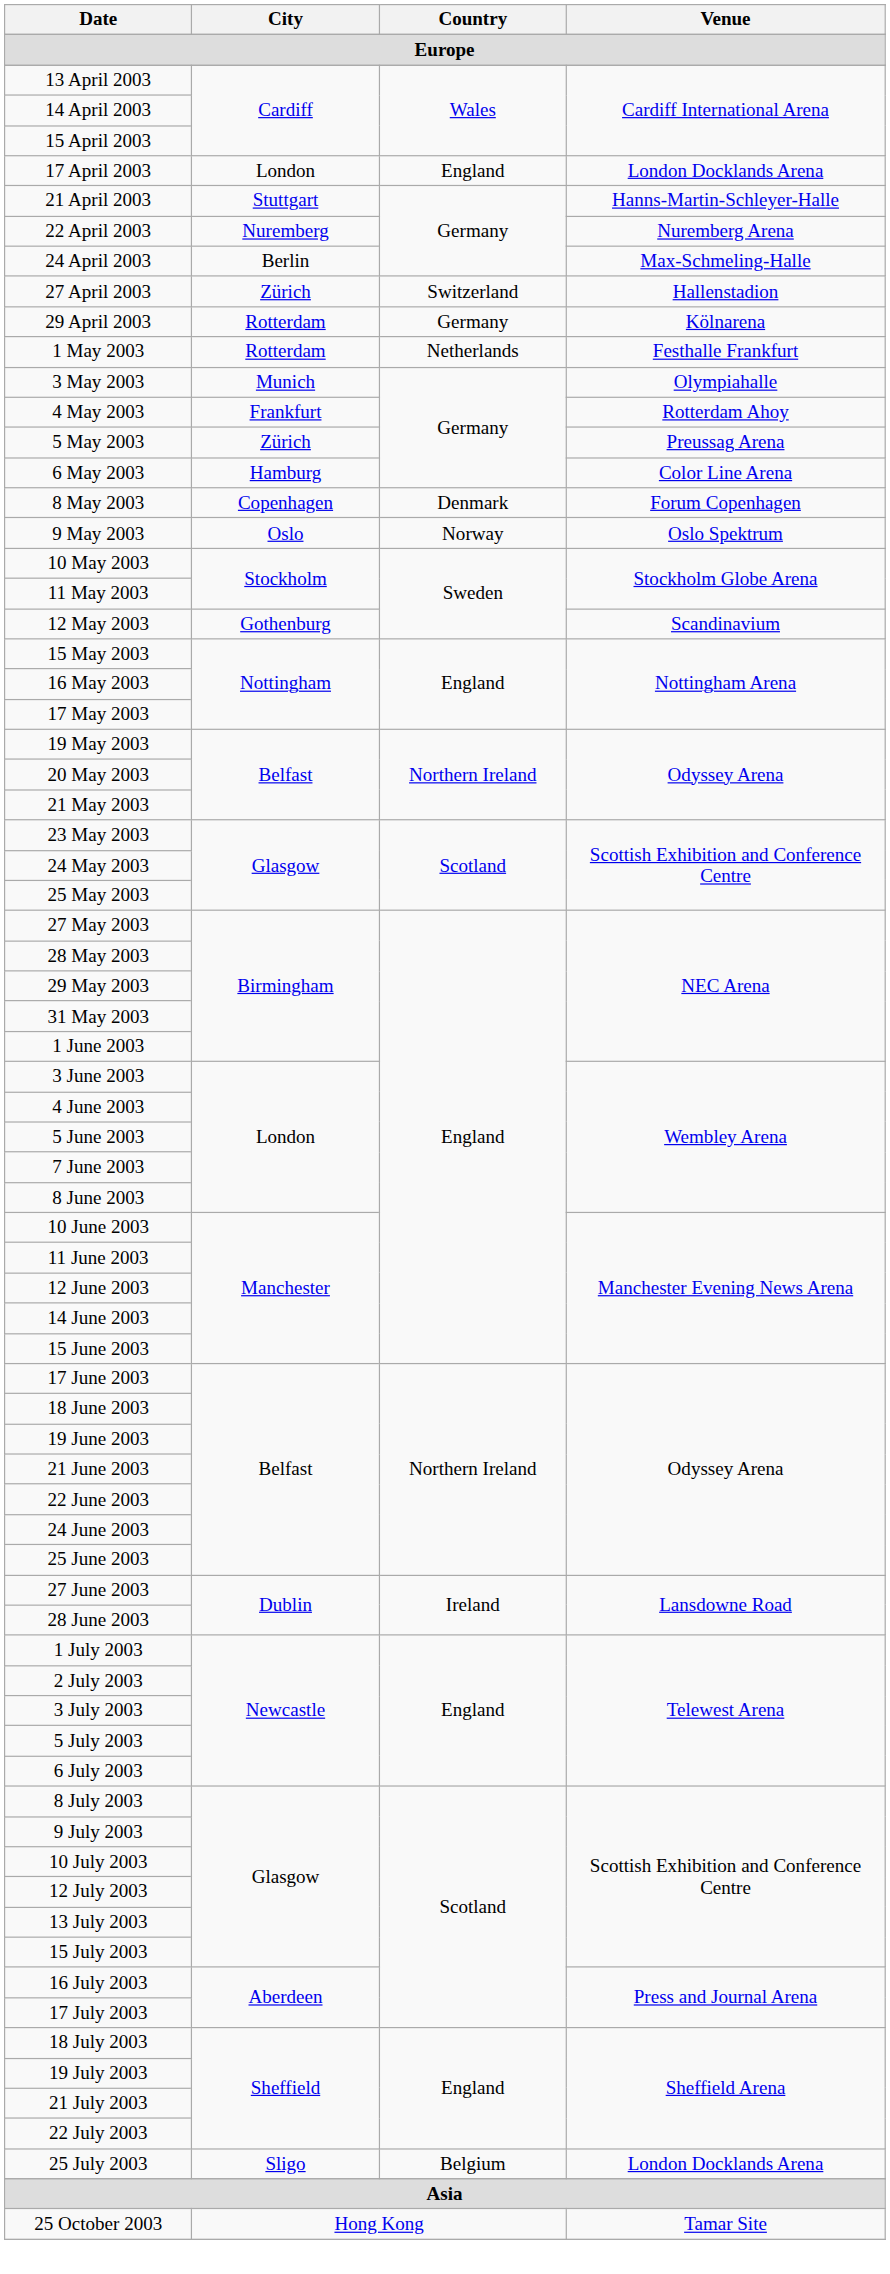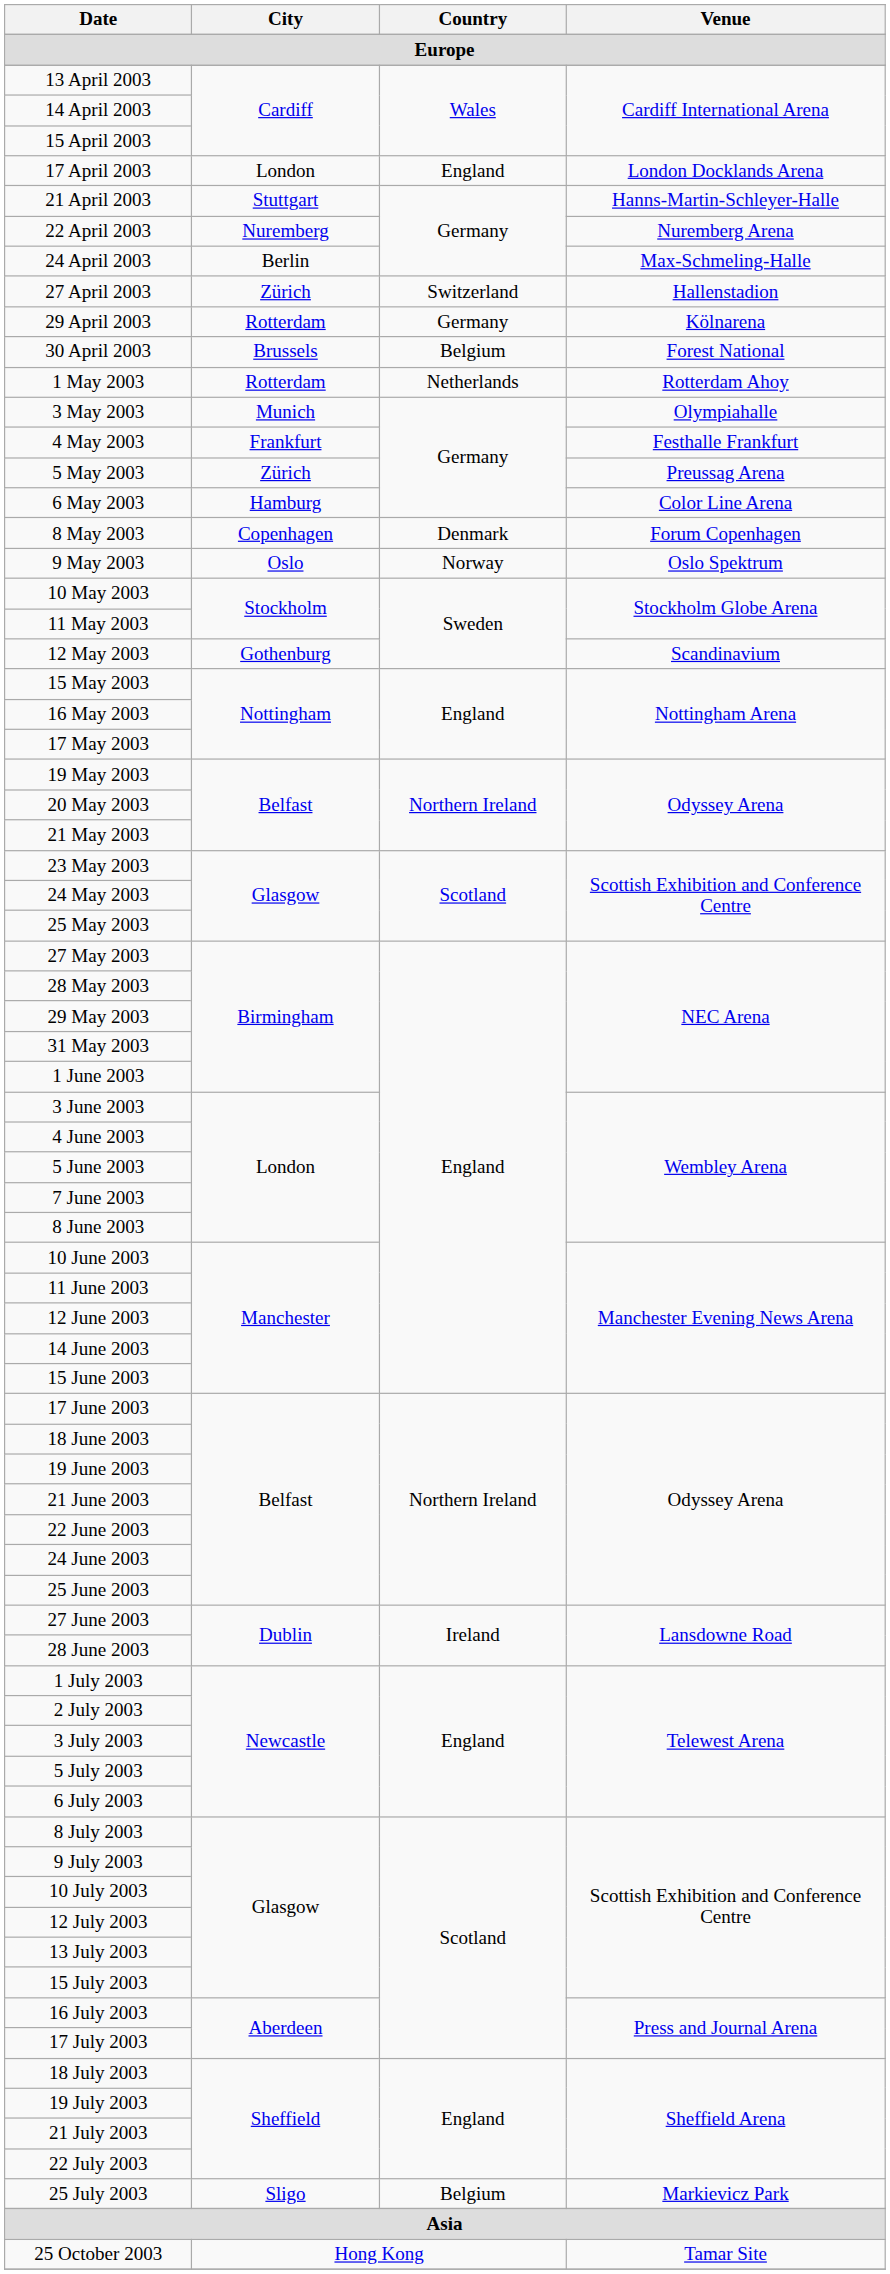+ row: (98, 351)
(726, 351) Festhalle Frankfurt -> (726, 381) Rotterdam Ahoy
(726, 412) Rotterdam Ahoy -> (726, 442) Festhalle Frankfurt
(726, 2163) London Docklands Arena -> (726, 2193) Markievicz Park
